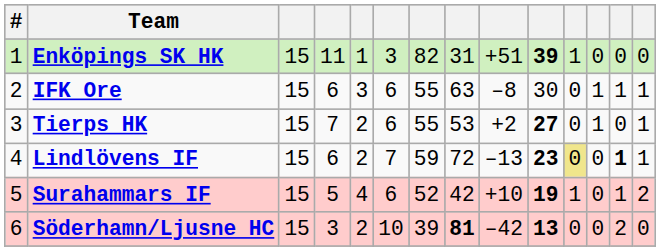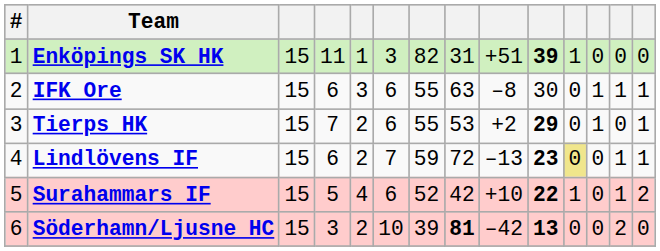(546, 126) 27 -> (546, 126) 29
(621, 160) bold -> (621, 160) normal
(546, 195) 19 -> (546, 195) 22
